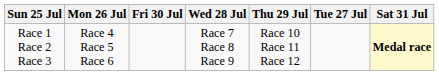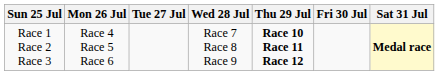columns swapped: (340, 14) <-> (157, 14)
(280, 47) normal -> (283, 47) bold
